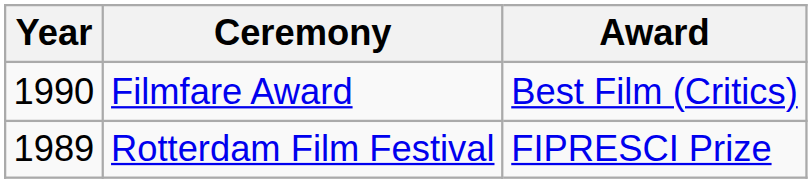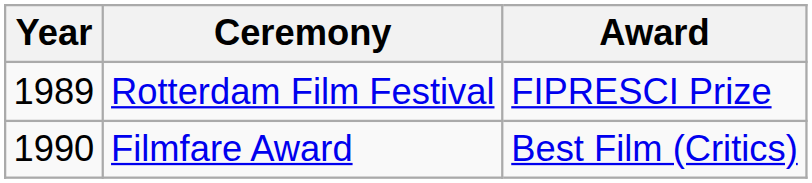rows swapped: (303, 148) <-> (232, 90)
